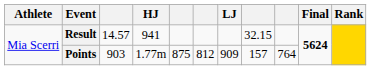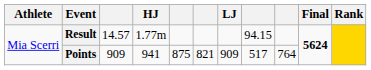(151, 35) 941 -> (151, 35) 1.77m
(258, 35) 32.15 -> (258, 35) 94.15
(116, 55) 903 -> (116, 55) 909
(151, 55) 1.77m -> (151, 55) 941
(205, 55) 812 -> (205, 55) 821
(258, 55) 157 -> (258, 55) 517
